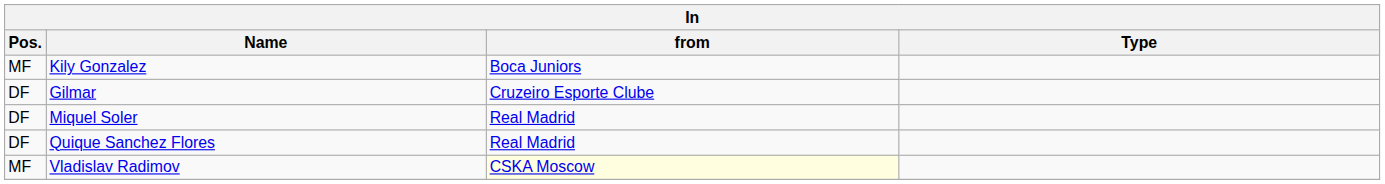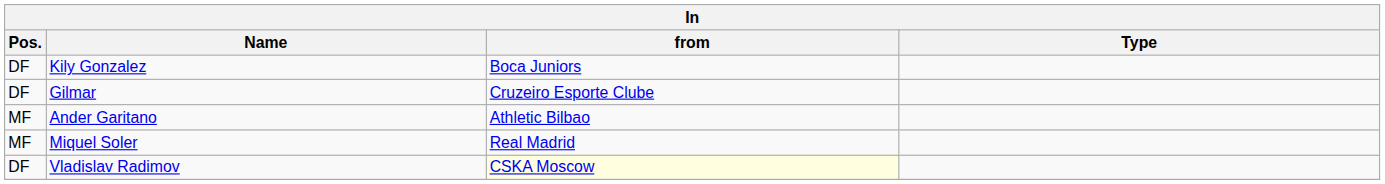(20, 68) MF -> (19, 68) DF
+ row: (103, 118)
(19, 118) DF -> (20, 143) MF
- row: (132, 143)
(20, 168) MF -> (19, 168) DF
